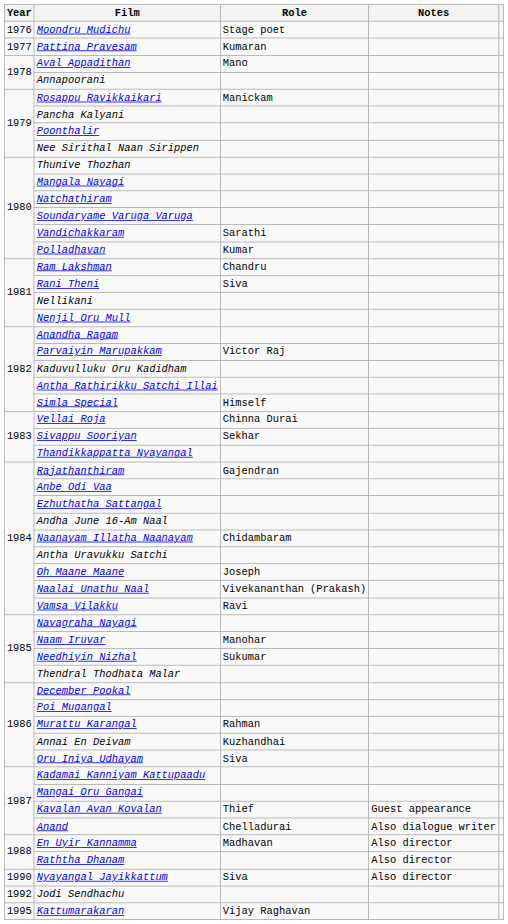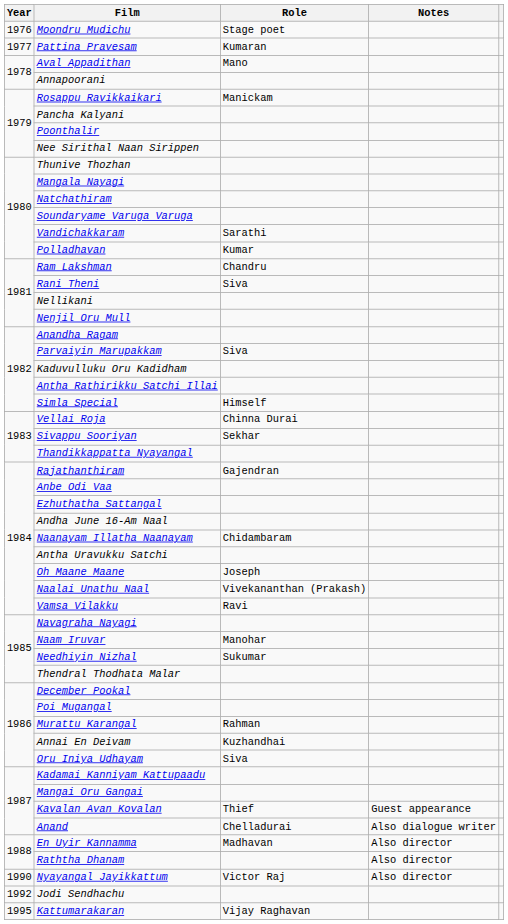(254, 352) Victor Raj -> (235, 352) Siva
(235, 877) Siva -> (254, 877) Victor Raj
